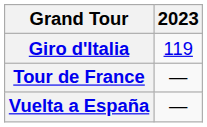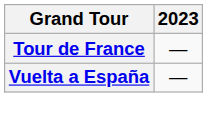- row: (79, 48)
